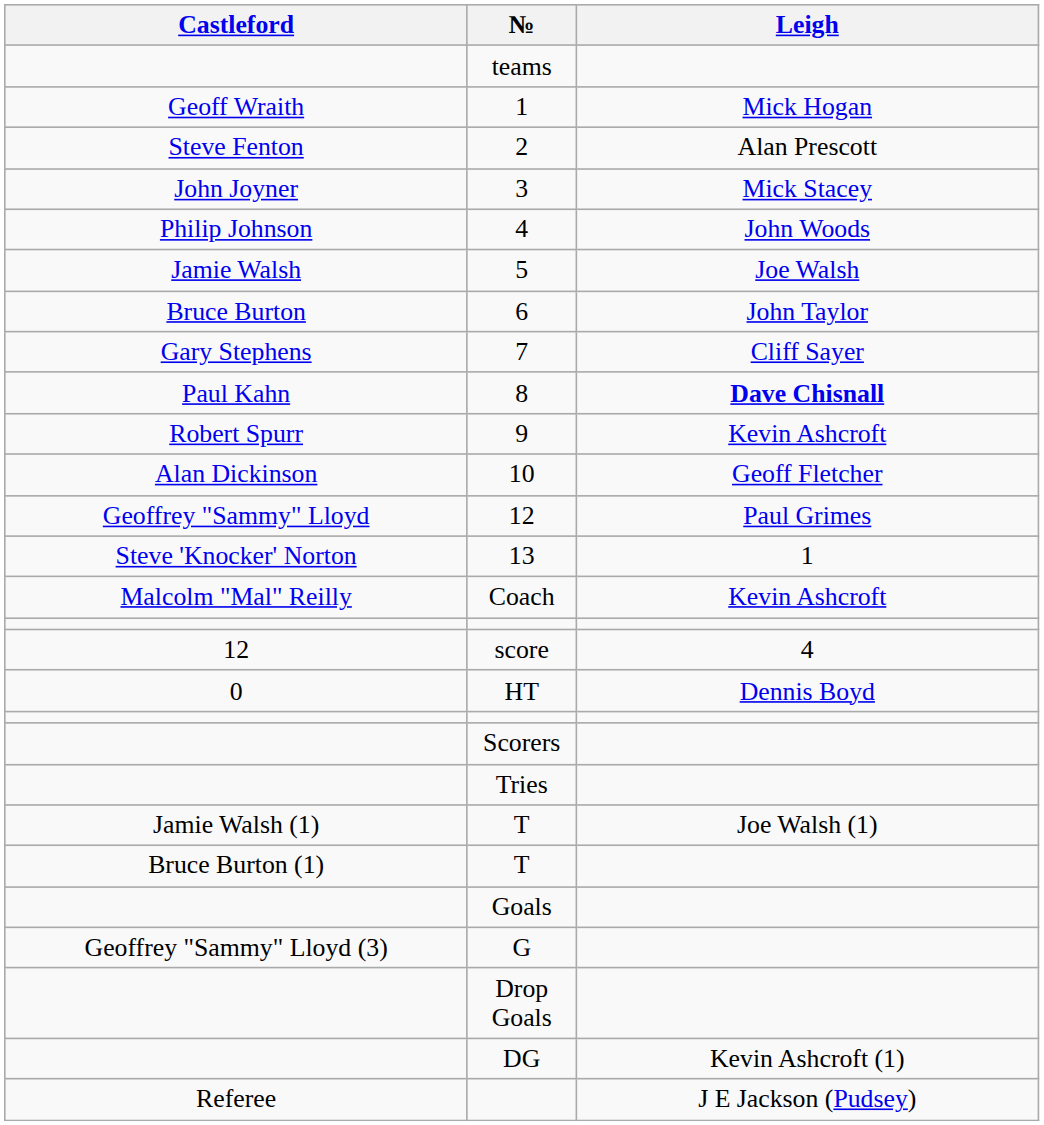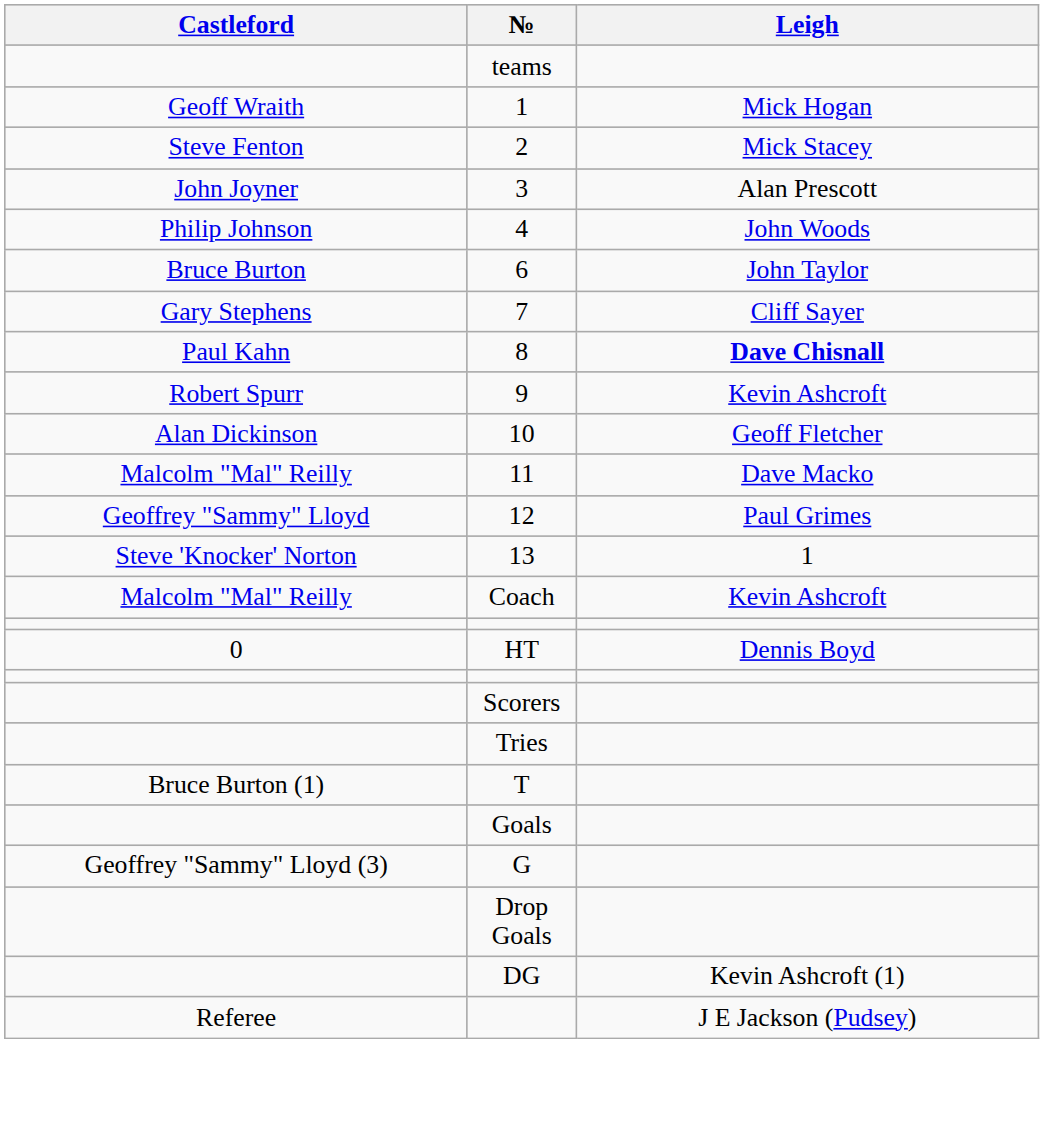(807, 147) Alan Prescott -> (807, 147) Mick Stacey
(807, 188) Mick Stacey -> (807, 188) Alan Prescott
- row: (236, 270)
+ row: (236, 474)
- row: (236, 649)
- row: (236, 824)
